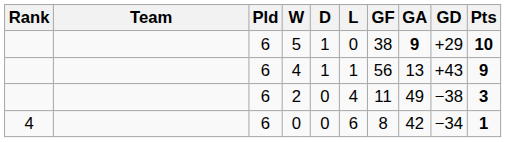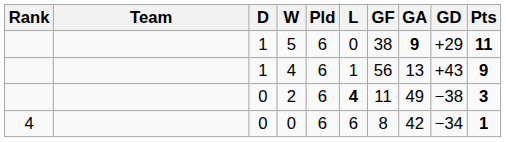columns swapped: (265, 17) <-> (325, 17)
(484, 44) 10 -> (484, 44) 11
(353, 96) normal -> (353, 96) bold
